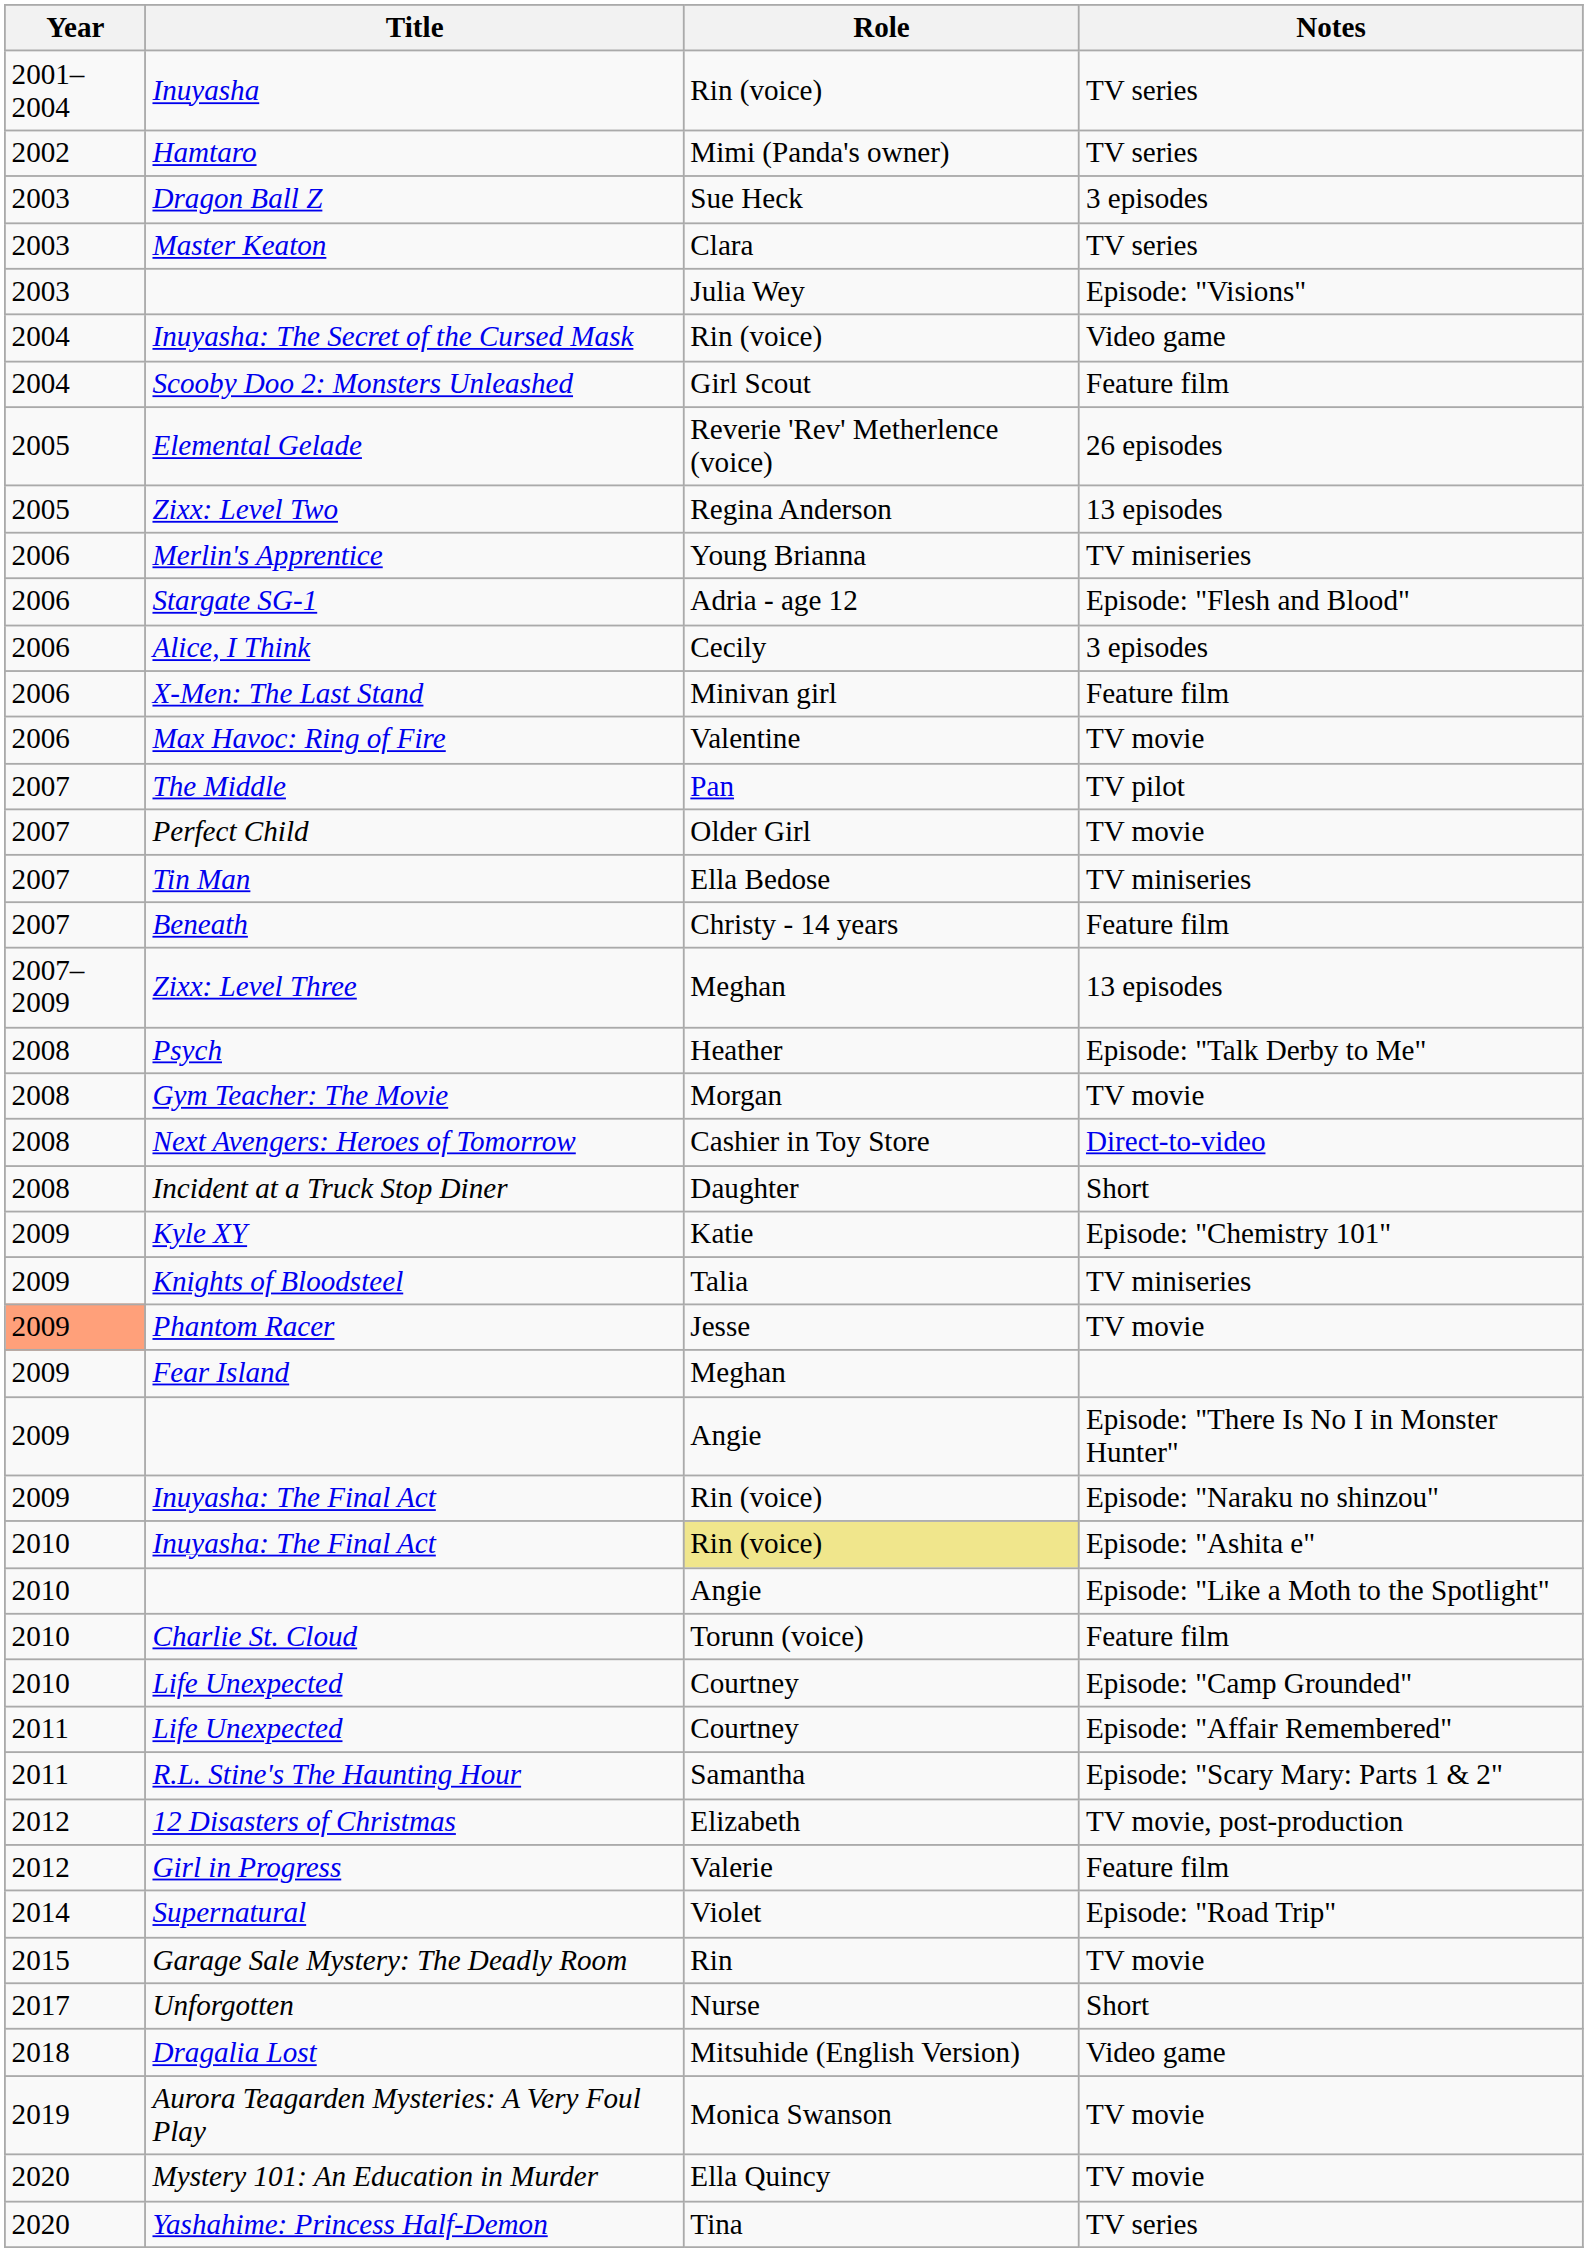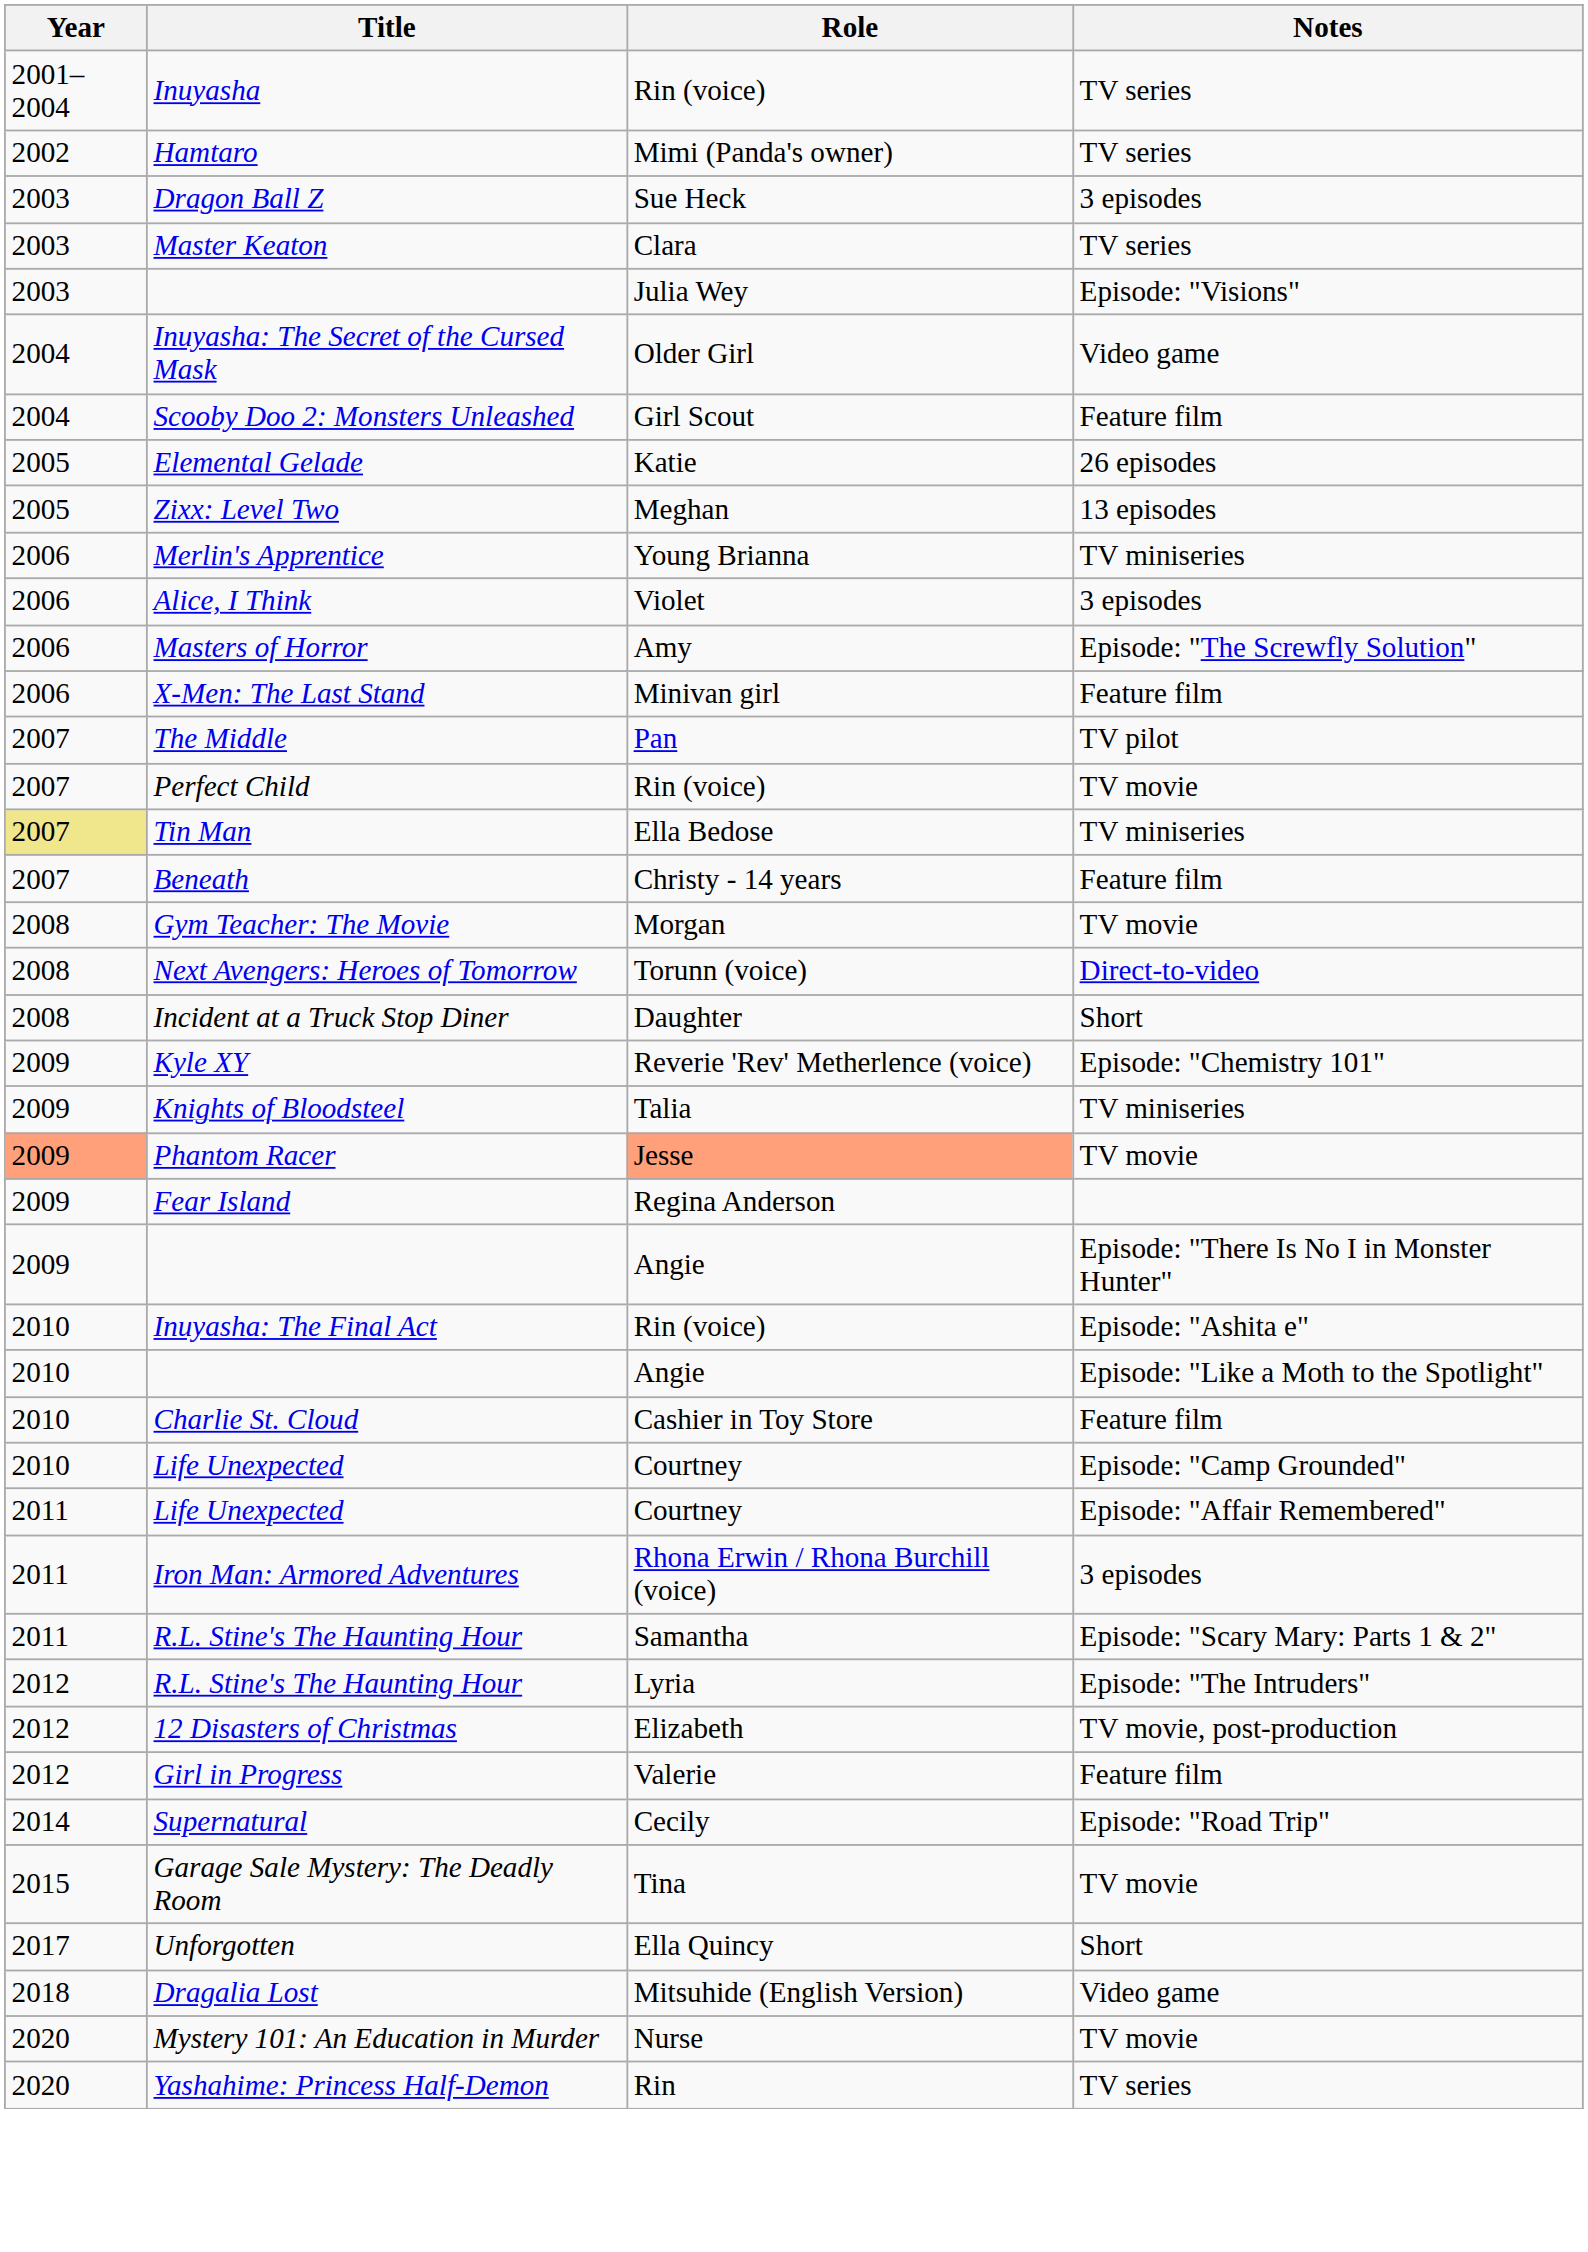(756, 337) Rin (voice) -> (694, 353) Older Girl
(844, 446) Reverie 'Rev' Metherlence (voice) -> (665, 462) Katie
(791, 508) Regina Anderson -> (681, 508) Meghan
- row: (235, 601)
(728, 647) Cecily -> (669, 601) Violet
+ row: (261, 647)
- row: (299, 739)
(751, 832) Older Girl -> (700, 785) Rin (voice)
(41, 878) no background -> (41, 832) khaki background
- row: (255, 986)
- row: (187, 1049)
(810, 1141) Cashier in Toy Store -> (720, 970) Torunn (voice)
(722, 1234) Katie -> (833, 1062) Reverie 'Rev' Metherlence (voice)
(720, 1326) no background -> (664, 1155) lightsalmon background
(738, 1372) Meghan -> (734, 1201) Regina Anderson
- row: (294, 1497)
(756, 1544) khaki background -> (700, 1326) no background
(777, 1636) Torunn (voice) -> (753, 1418) Cashier in Toy Store
+ row: (336, 1573)
+ row: (338, 1682)
(726, 1913) Violet -> (672, 1821) Cecily
(711, 1959) Rin -> (660, 1883) Tina
(725, 2005) Nurse -> (704, 1946) Ella Quincy
- row: (397, 2114)
(760, 2177) Ella Quincy -> (668, 2038) Nurse
(717, 2223) Tina -> (655, 2084) Rin
